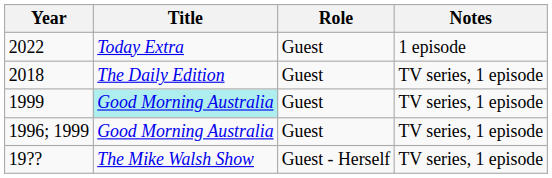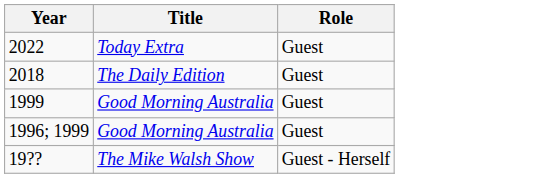- column: (471, 18)
(185, 103) paleturquoise background -> (185, 103) no background
